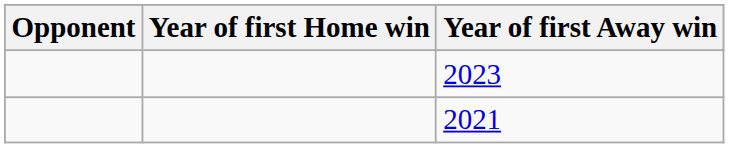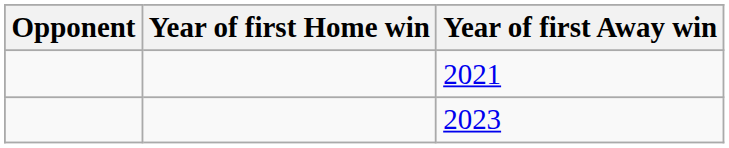rows swapped: (472, 119) <-> (472, 73)
